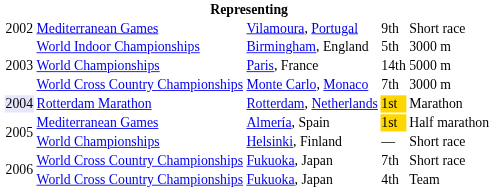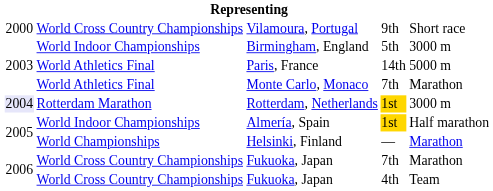(19, 28) 2002 -> (19, 28) 2000
(97, 28) Mediterranean Games -> (140, 28) World Cross Country Championships
(98, 66) World Championships -> (96, 66) World Athletics Final
(140, 85) World Cross Country Championships -> (96, 85) World Athletics Final
(430, 85) 3000 m -> (436, 85) Marathon
(436, 103) Marathon -> (430, 103) 3000 m
(97, 122) Mediterranean Games -> (118, 122) World Indoor Championships
(437, 141) Short race -> (436, 141) Marathon
(437, 160) Short race -> (436, 160) Marathon
